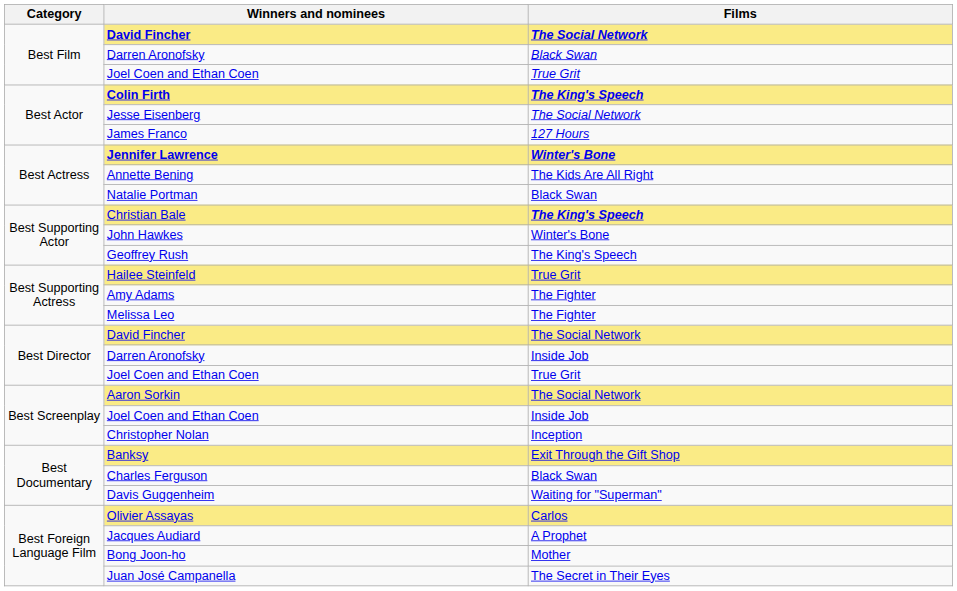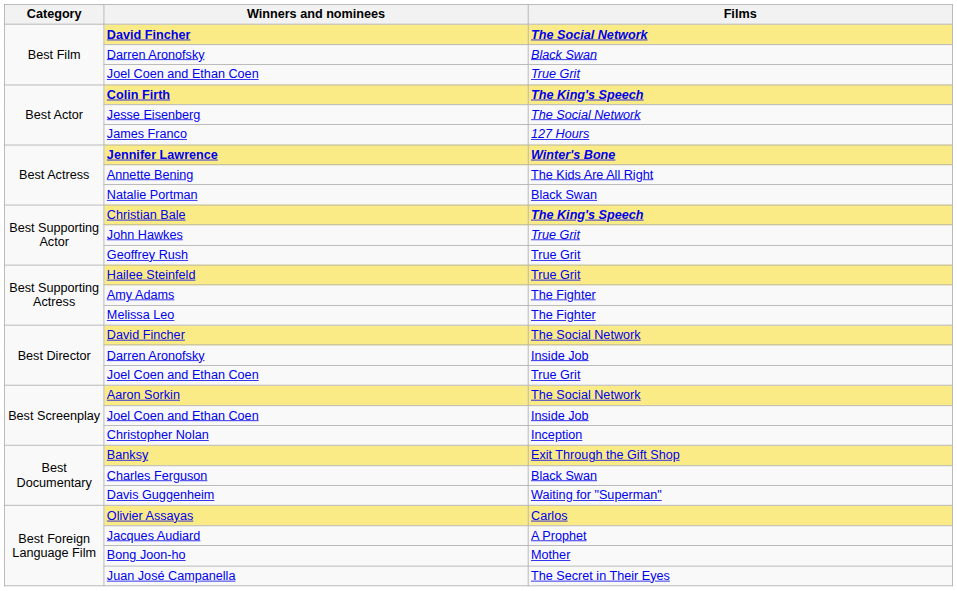(570, 235) Winter's Bone -> (555, 235) True Grit
(584, 255) The King's Speech -> (556, 255) True Grit
